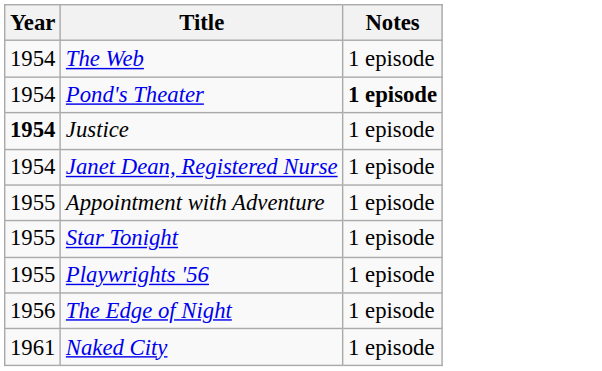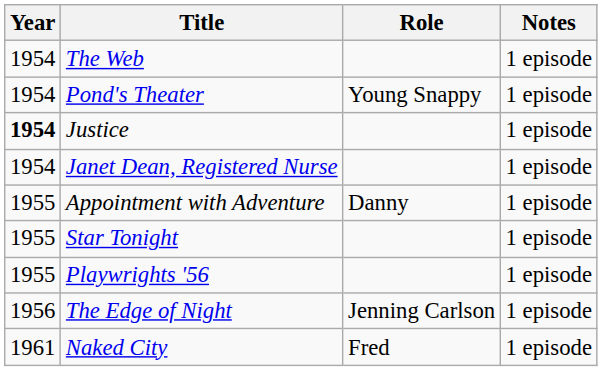+ column: (422, 22)
(393, 94) bold -> (549, 94) normal
